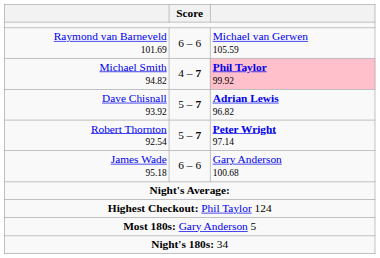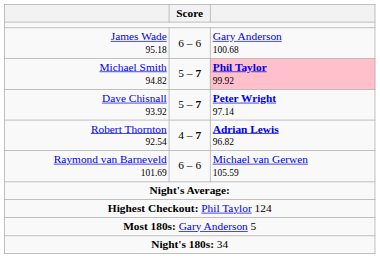rows swapped: (139, 166) <-> (110, 43)
(190, 73) 4 – 7 -> (190, 73) 5 – 7
(246, 104) Adrian Lewis 96.82 -> (244, 104) Peter Wright 97.14
(190, 135) 5 – 7 -> (190, 135) 4 – 7
(244, 135) Peter Wright 97.14 -> (246, 135) Adrian Lewis 96.82
